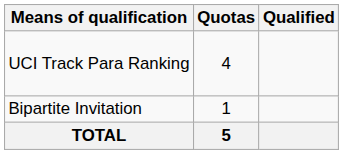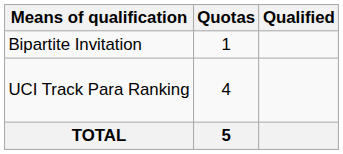rows swapped: (99, 63) <-> (75, 108)
